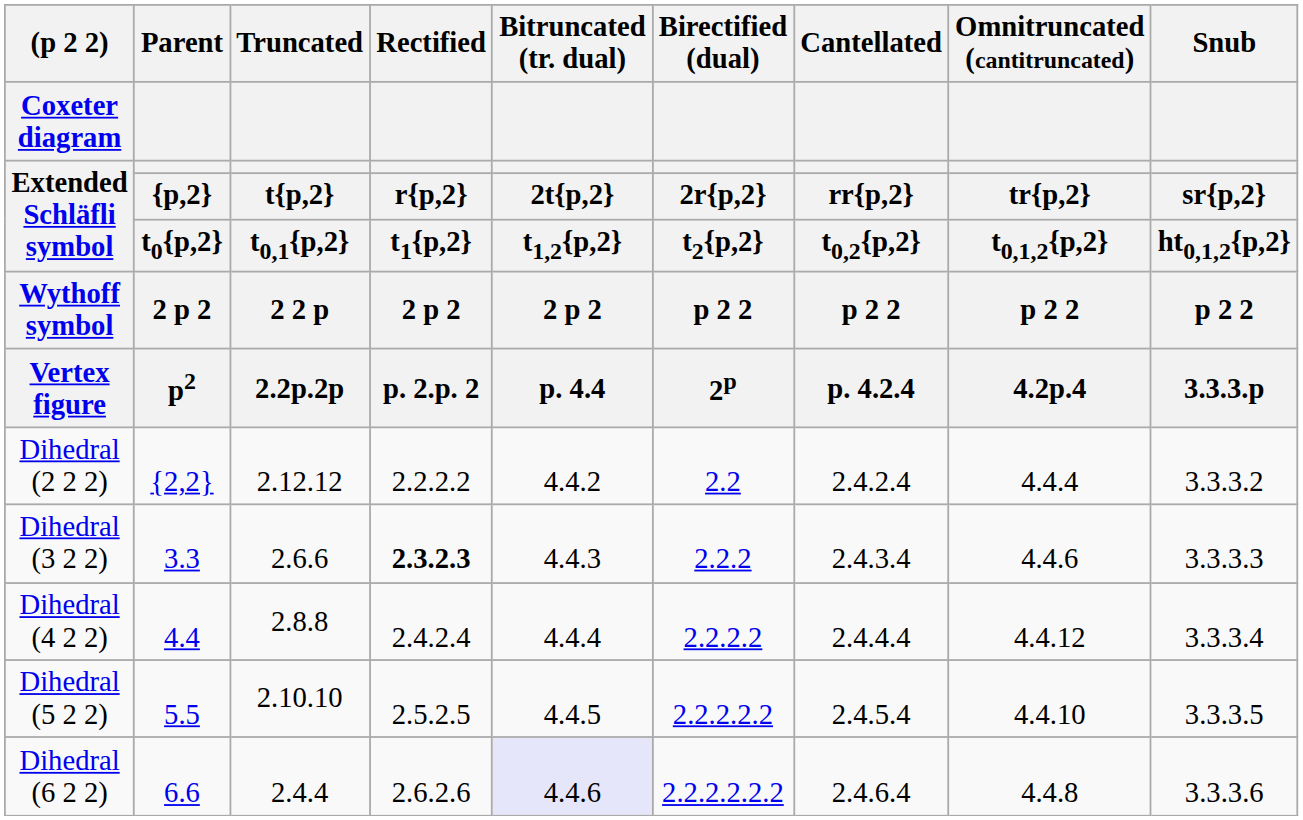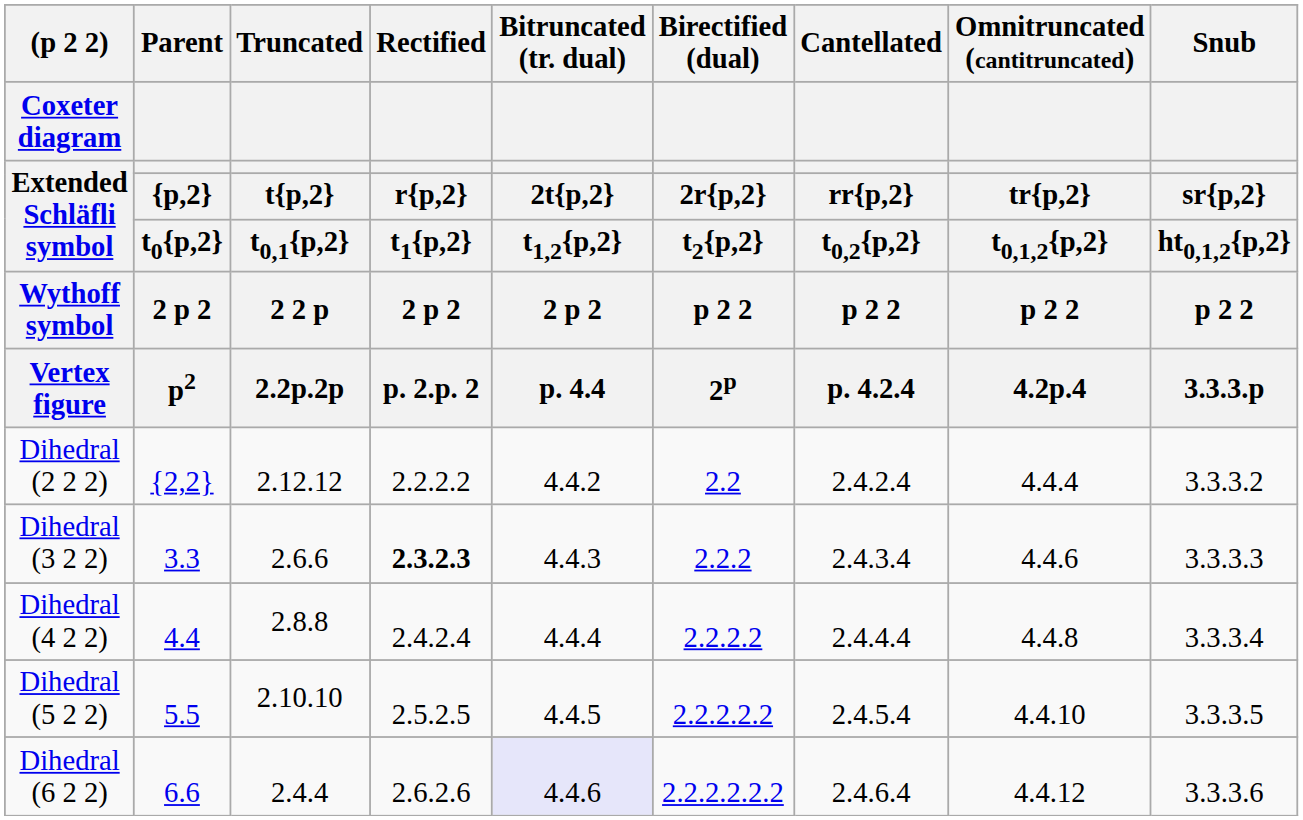(1050, 636) 4.4.12 -> (1050, 636) 4.4.8
(1050, 792) 4.4.8 -> (1050, 792) 4.4.12
